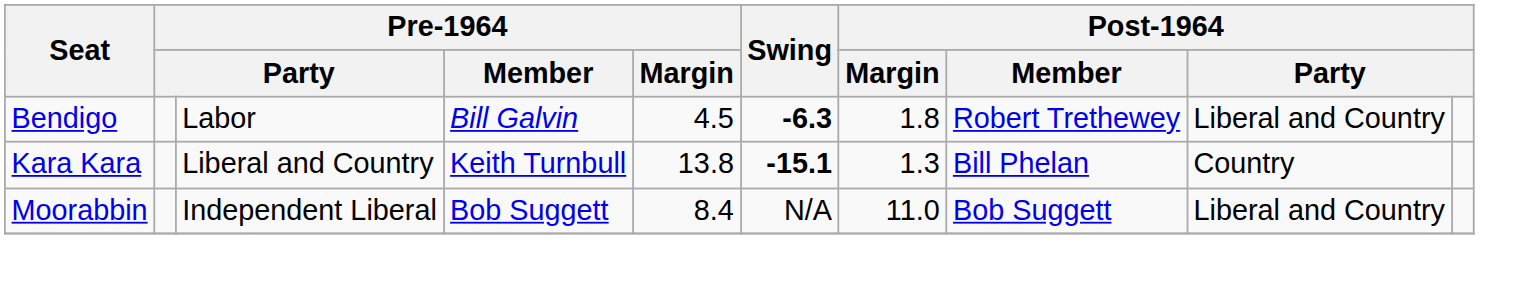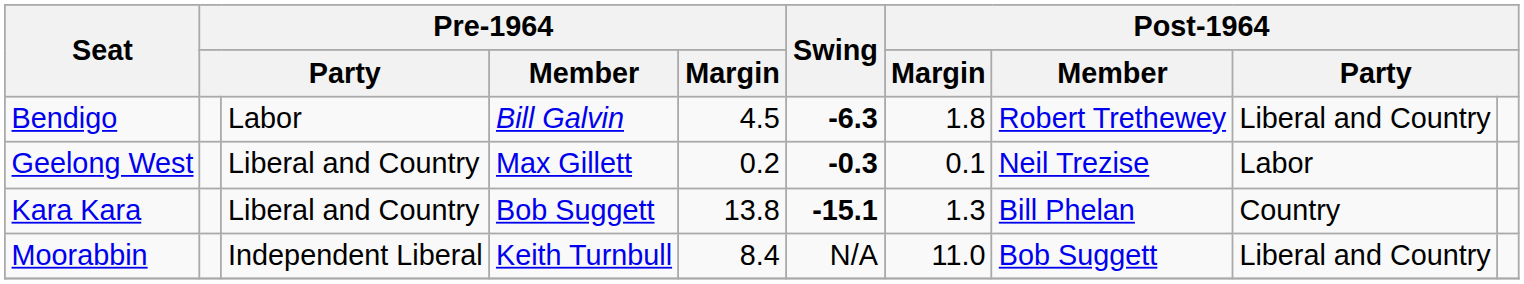+ row: (103, 164)
(538, 164) Keith Turnbull -> (575, 210) Bob Suggett
(529, 210) Bob Suggett -> (584, 255) Keith Turnbull
